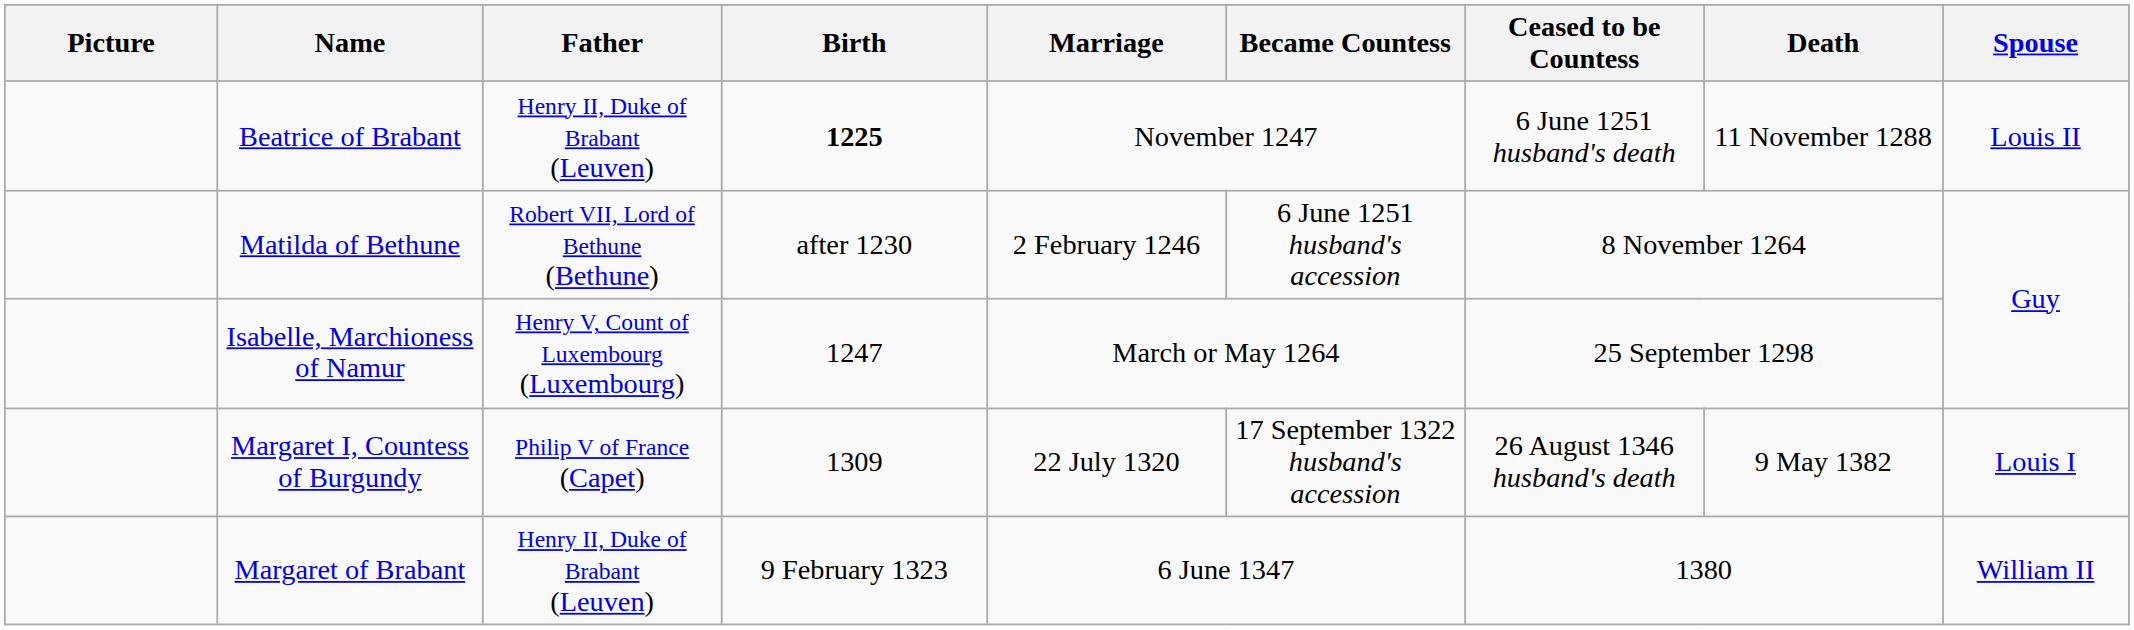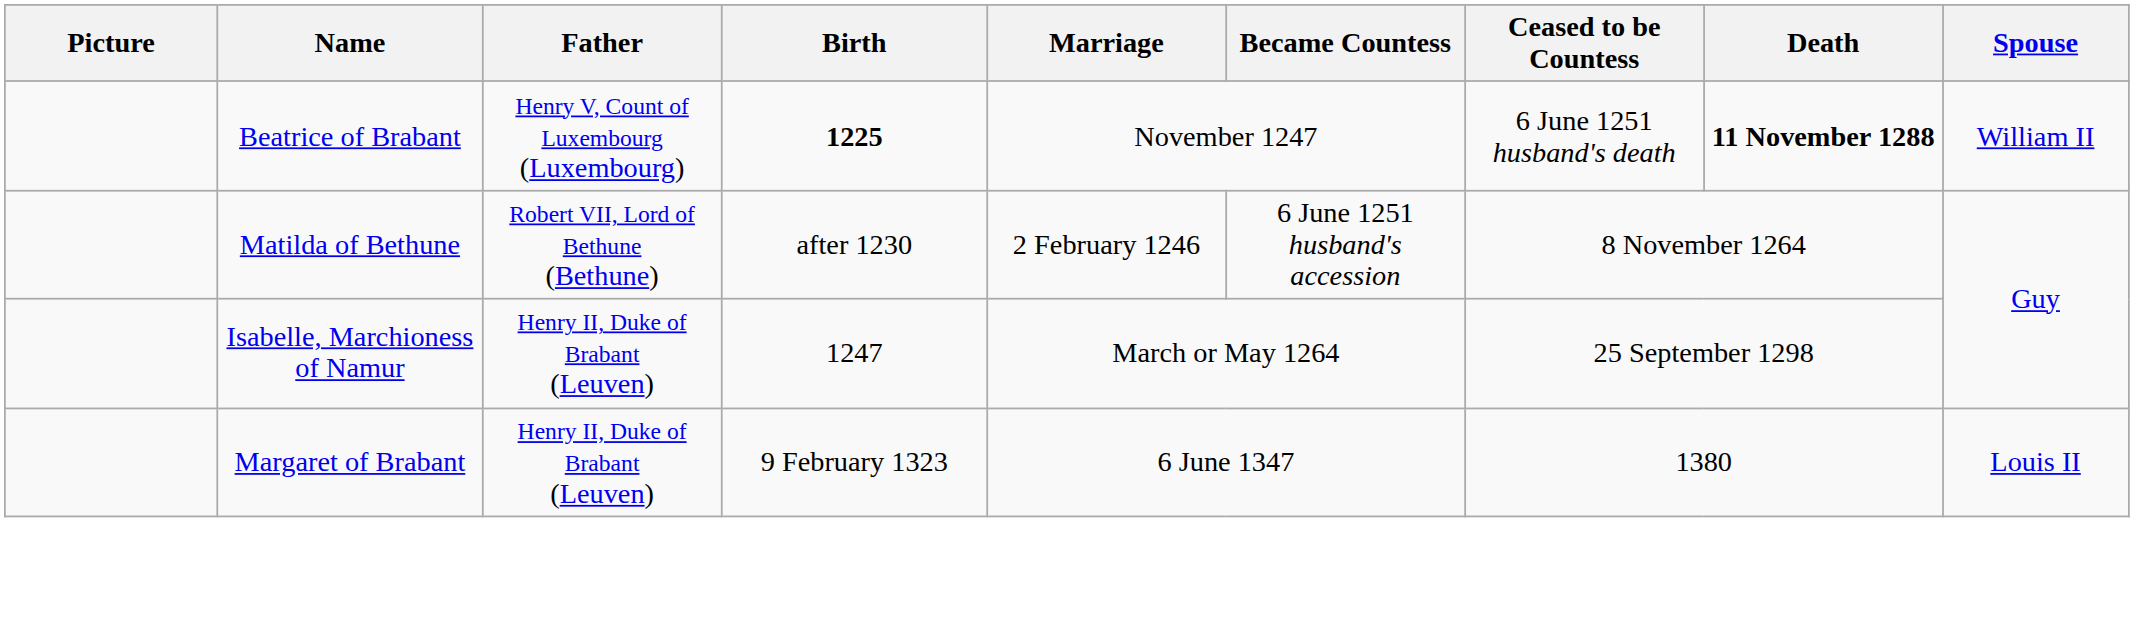(602, 137) Henry II, Duke of Brabant (Leuven) -> (602, 137) Henry V, Count of Luxembourg (Luxembourg)
(1823, 135) normal -> (1823, 135) bold
(2036, 135) Louis II -> (2036, 135) William II
(602, 354) Henry V, Count of Luxembourg (Luxembourg) -> (602, 354) Henry II, Duke of Brabant (Leuven)
- row: (350, 461)
(2036, 570) William II -> (2036, 461) Louis II
